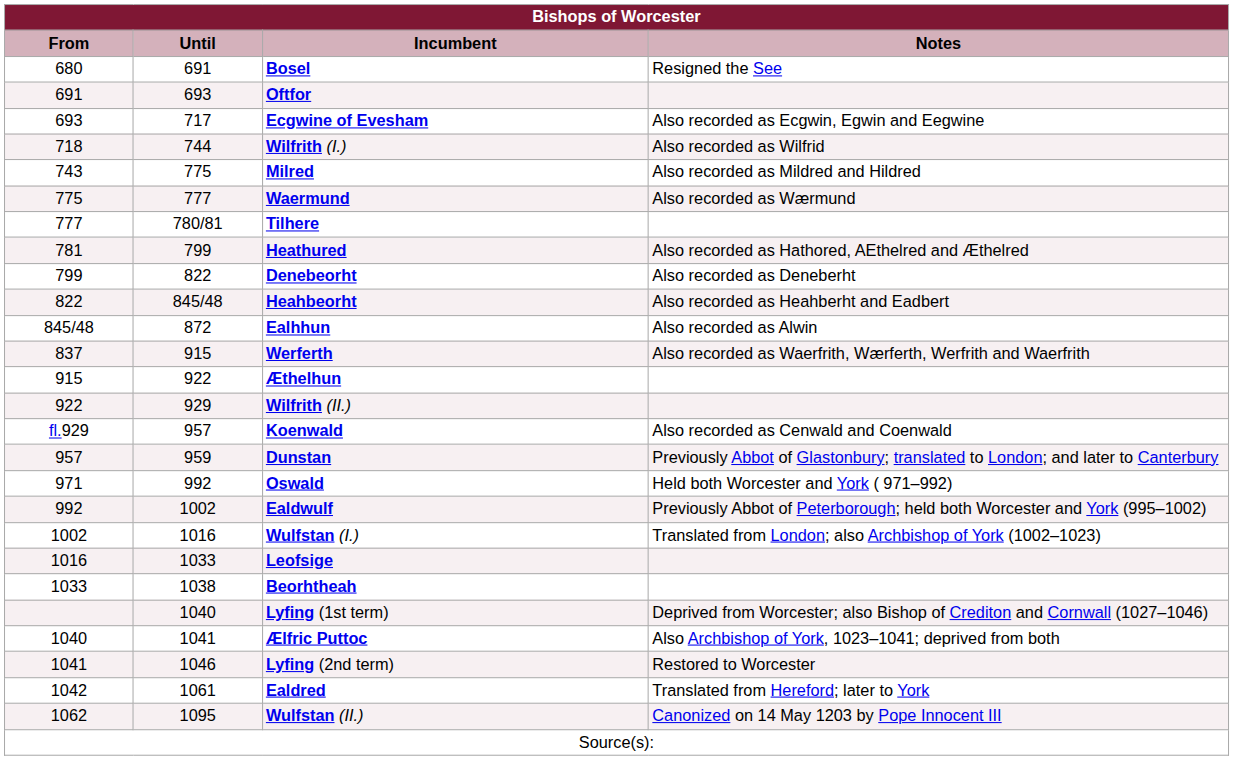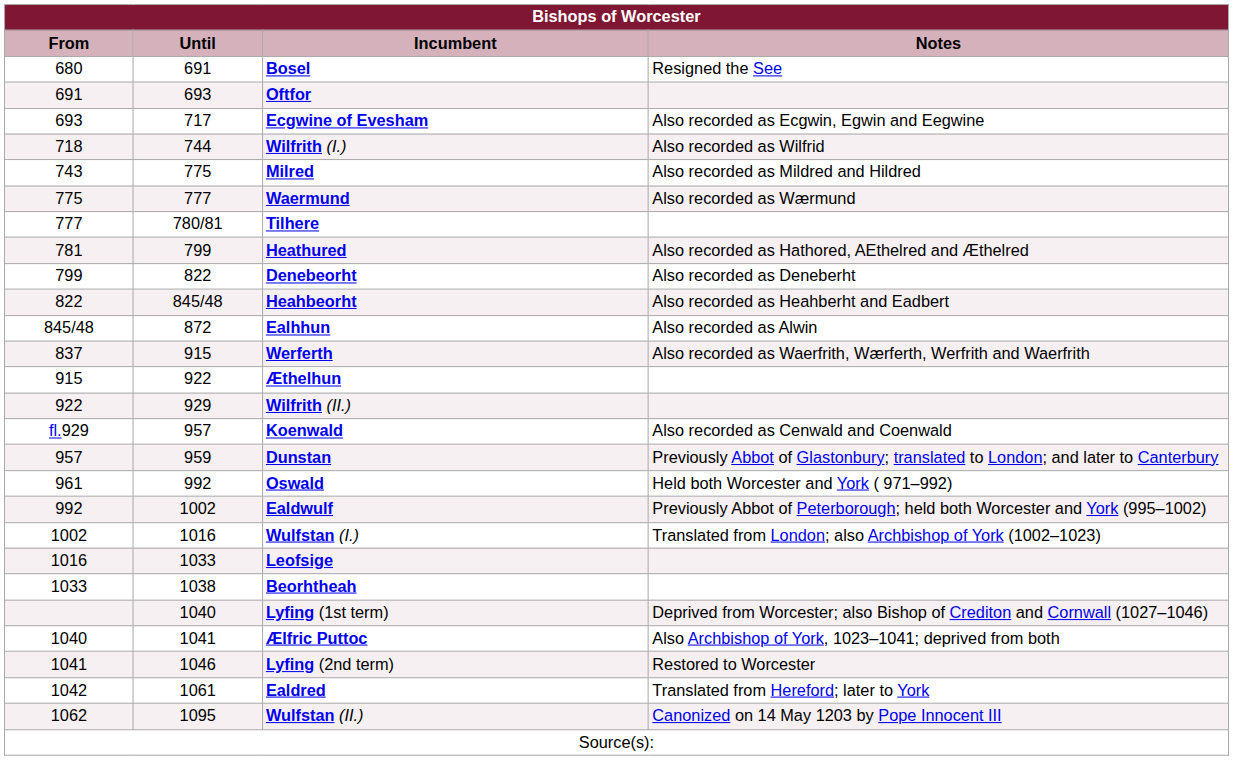(69, 483) 971 -> (69, 483) 961
